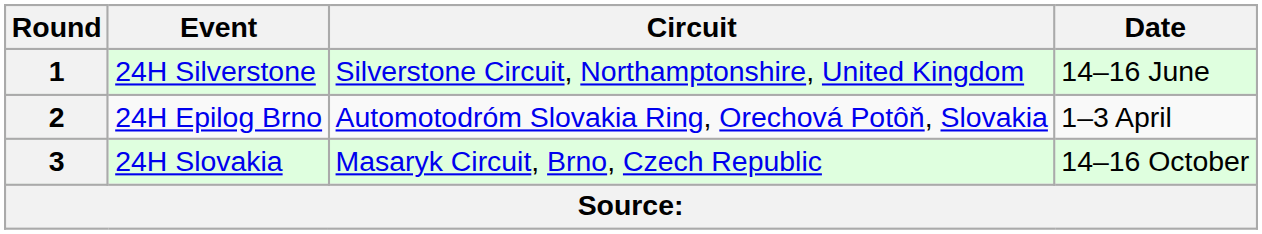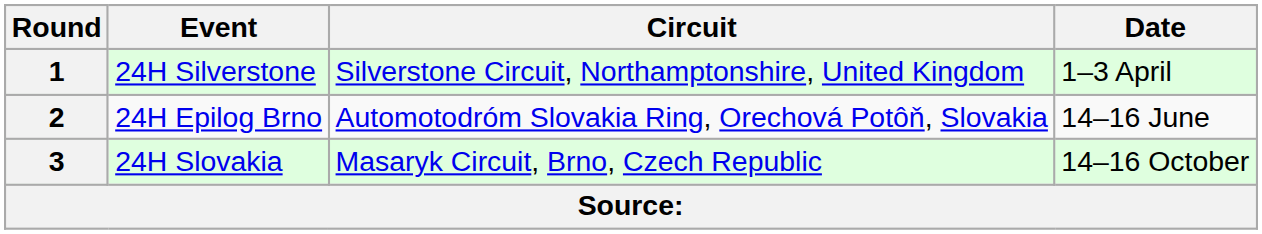(1136, 72) 14–16 June -> (1117, 72) 1–3 April
(1117, 117) 1–3 April -> (1136, 117) 14–16 June
